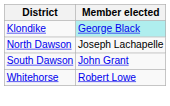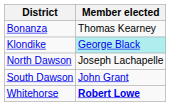+ row: (27, 28)
(107, 77) normal -> (109, 93) bold
